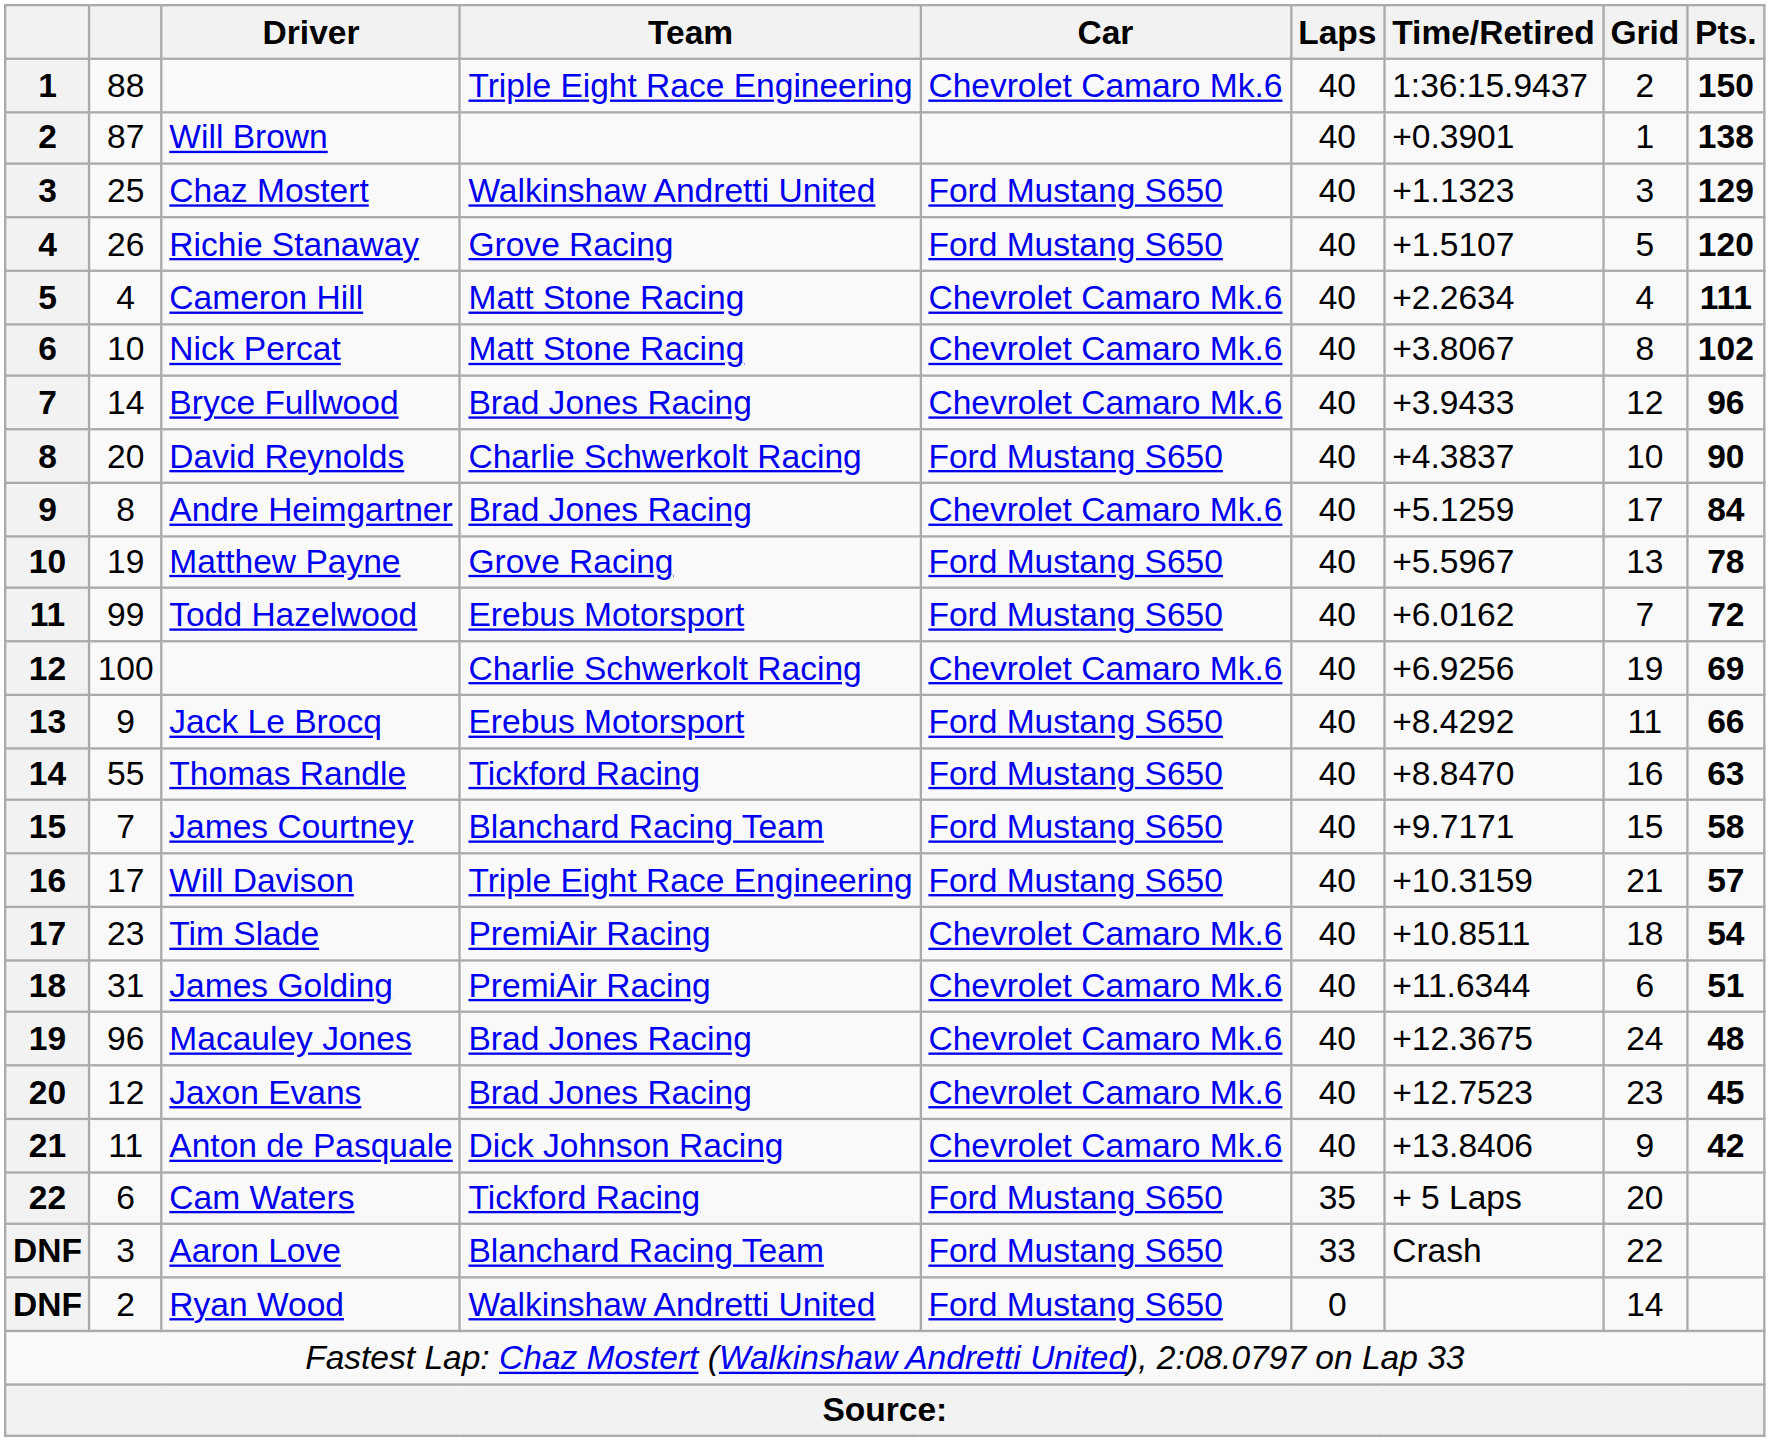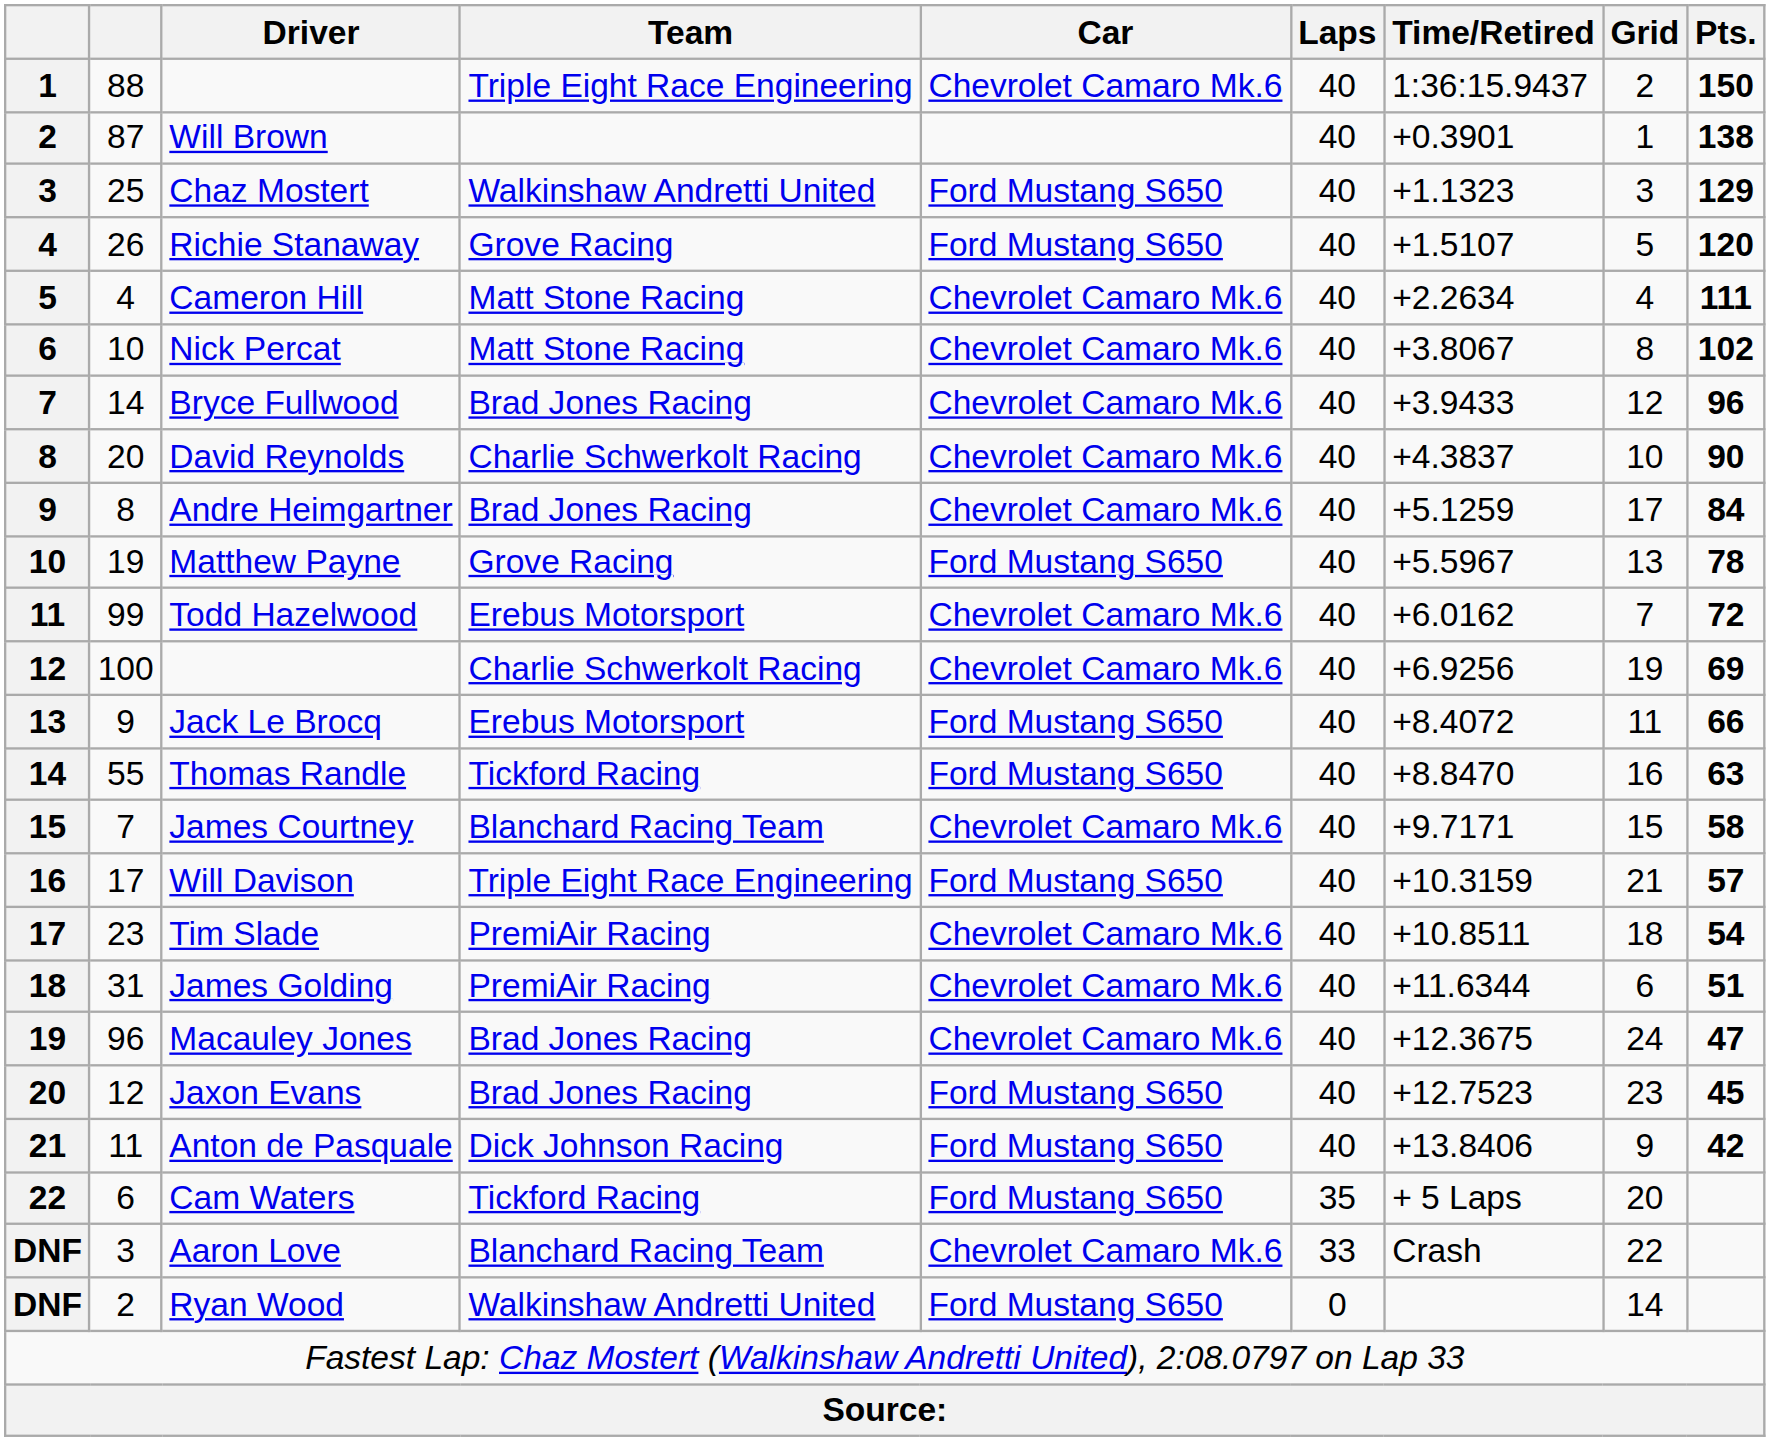(1076, 456) Ford Mustang S650 -> (1105, 456) Chevrolet Camaro Mk.6
(1076, 615) Ford Mustang S650 -> (1105, 615) Chevrolet Camaro Mk.6
(1453, 721) +8.4292 -> (1453, 721) +8.4072
(1076, 827) Ford Mustang S650 -> (1105, 827) Chevrolet Camaro Mk.6
(1726, 1039) 48 -> (1726, 1039) 47
(1105, 1092) Chevrolet Camaro Mk.6 -> (1076, 1092) Ford Mustang S650
(1105, 1145) Chevrolet Camaro Mk.6 -> (1076, 1145) Ford Mustang S650
(1076, 1251) Ford Mustang S650 -> (1105, 1251) Chevrolet Camaro Mk.6
